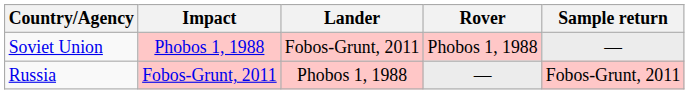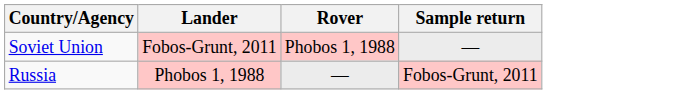- column: (209, 18)
